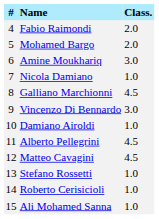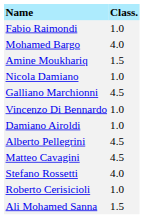- column: (11, 12)
(131, 28) 2.0 -> (117, 28) 1.0
(131, 44) 2.0 -> (117, 44) 4.0
(131, 60) 3.0 -> (117, 60) 1.5
(131, 109) 3.0 -> (117, 109) 1.0
(131, 173) 1.0 -> (117, 173) 4.0
(131, 206) 1.0 -> (117, 206) 1.5
